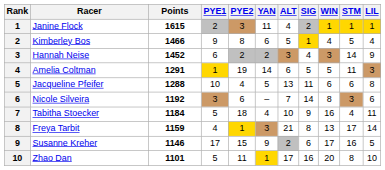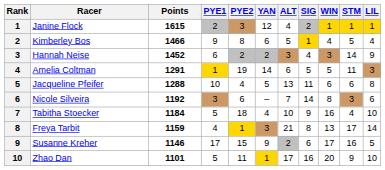(267, 26) 11 -> (267, 26) 12
(372, 113) 11 -> (372, 113) 10
(352, 157) 8 -> (352, 157) 9
